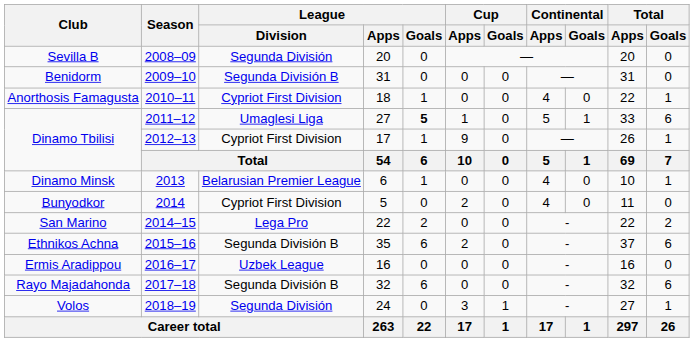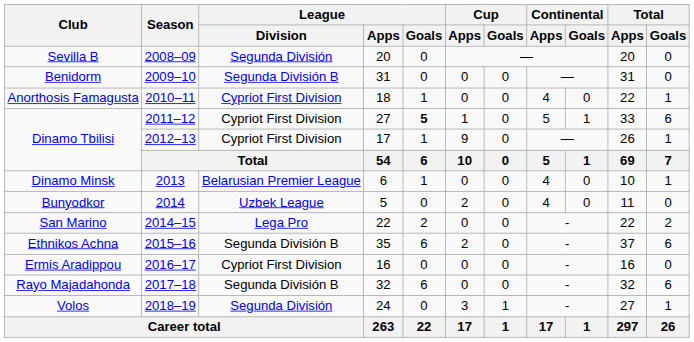(281, 118) Umaglesi Liga -> (281, 118) Cypriot First Division
(281, 202) Cypriot First Division -> (281, 202) Uzbek League
(281, 264) Uzbek League -> (281, 264) Cypriot First Division
